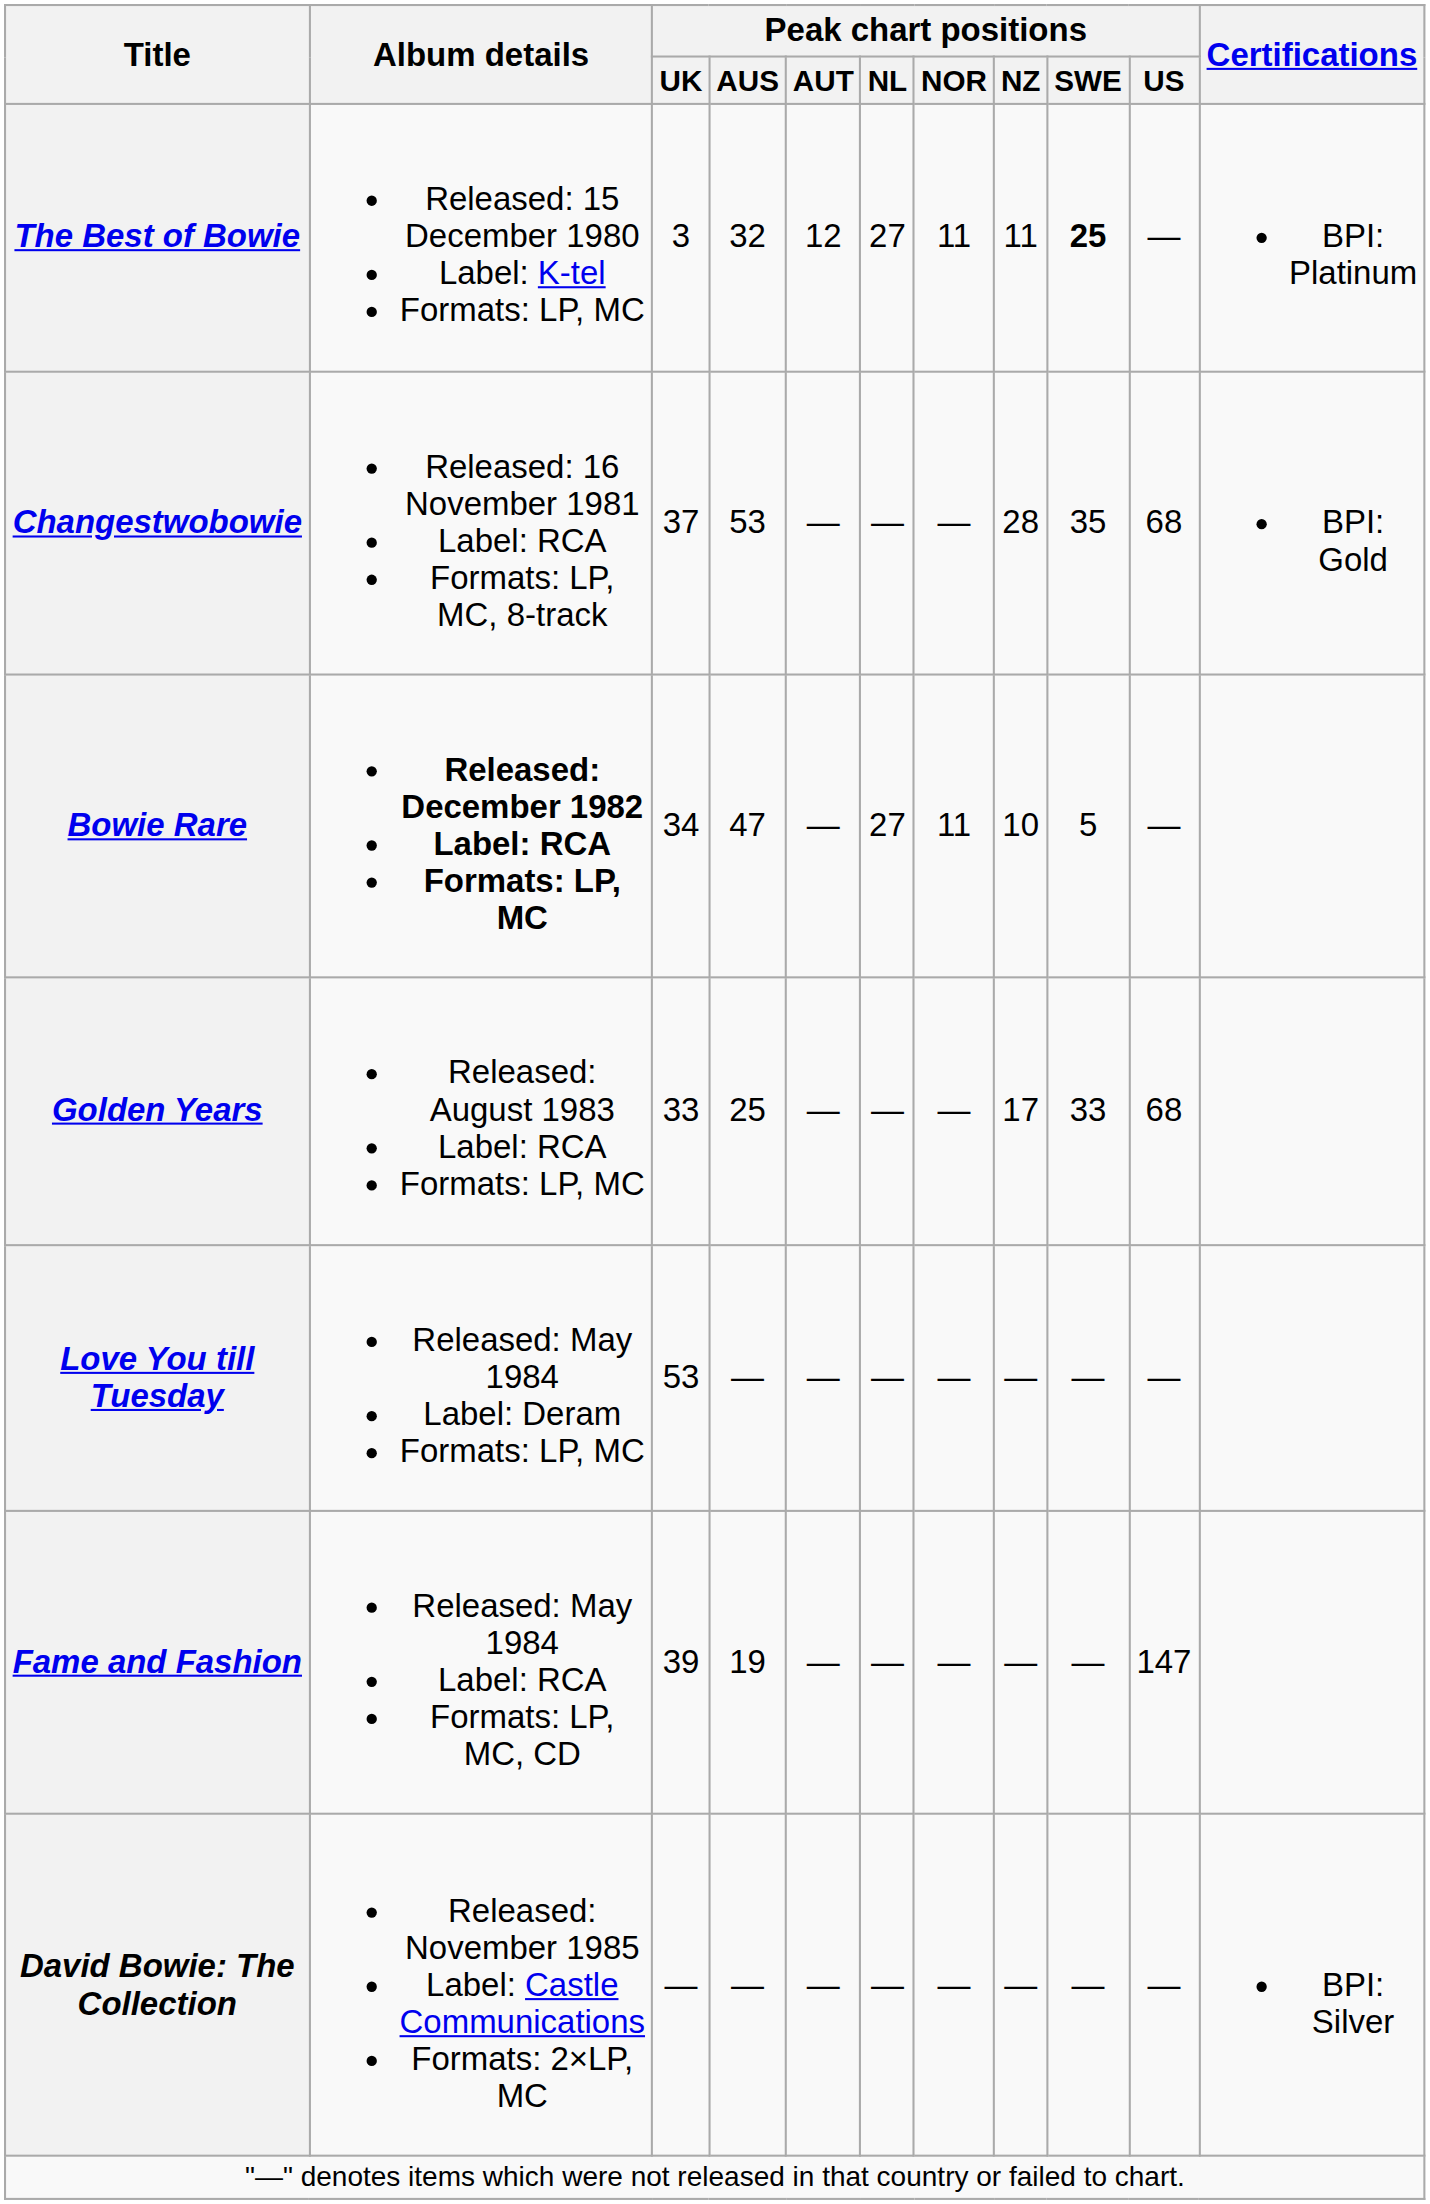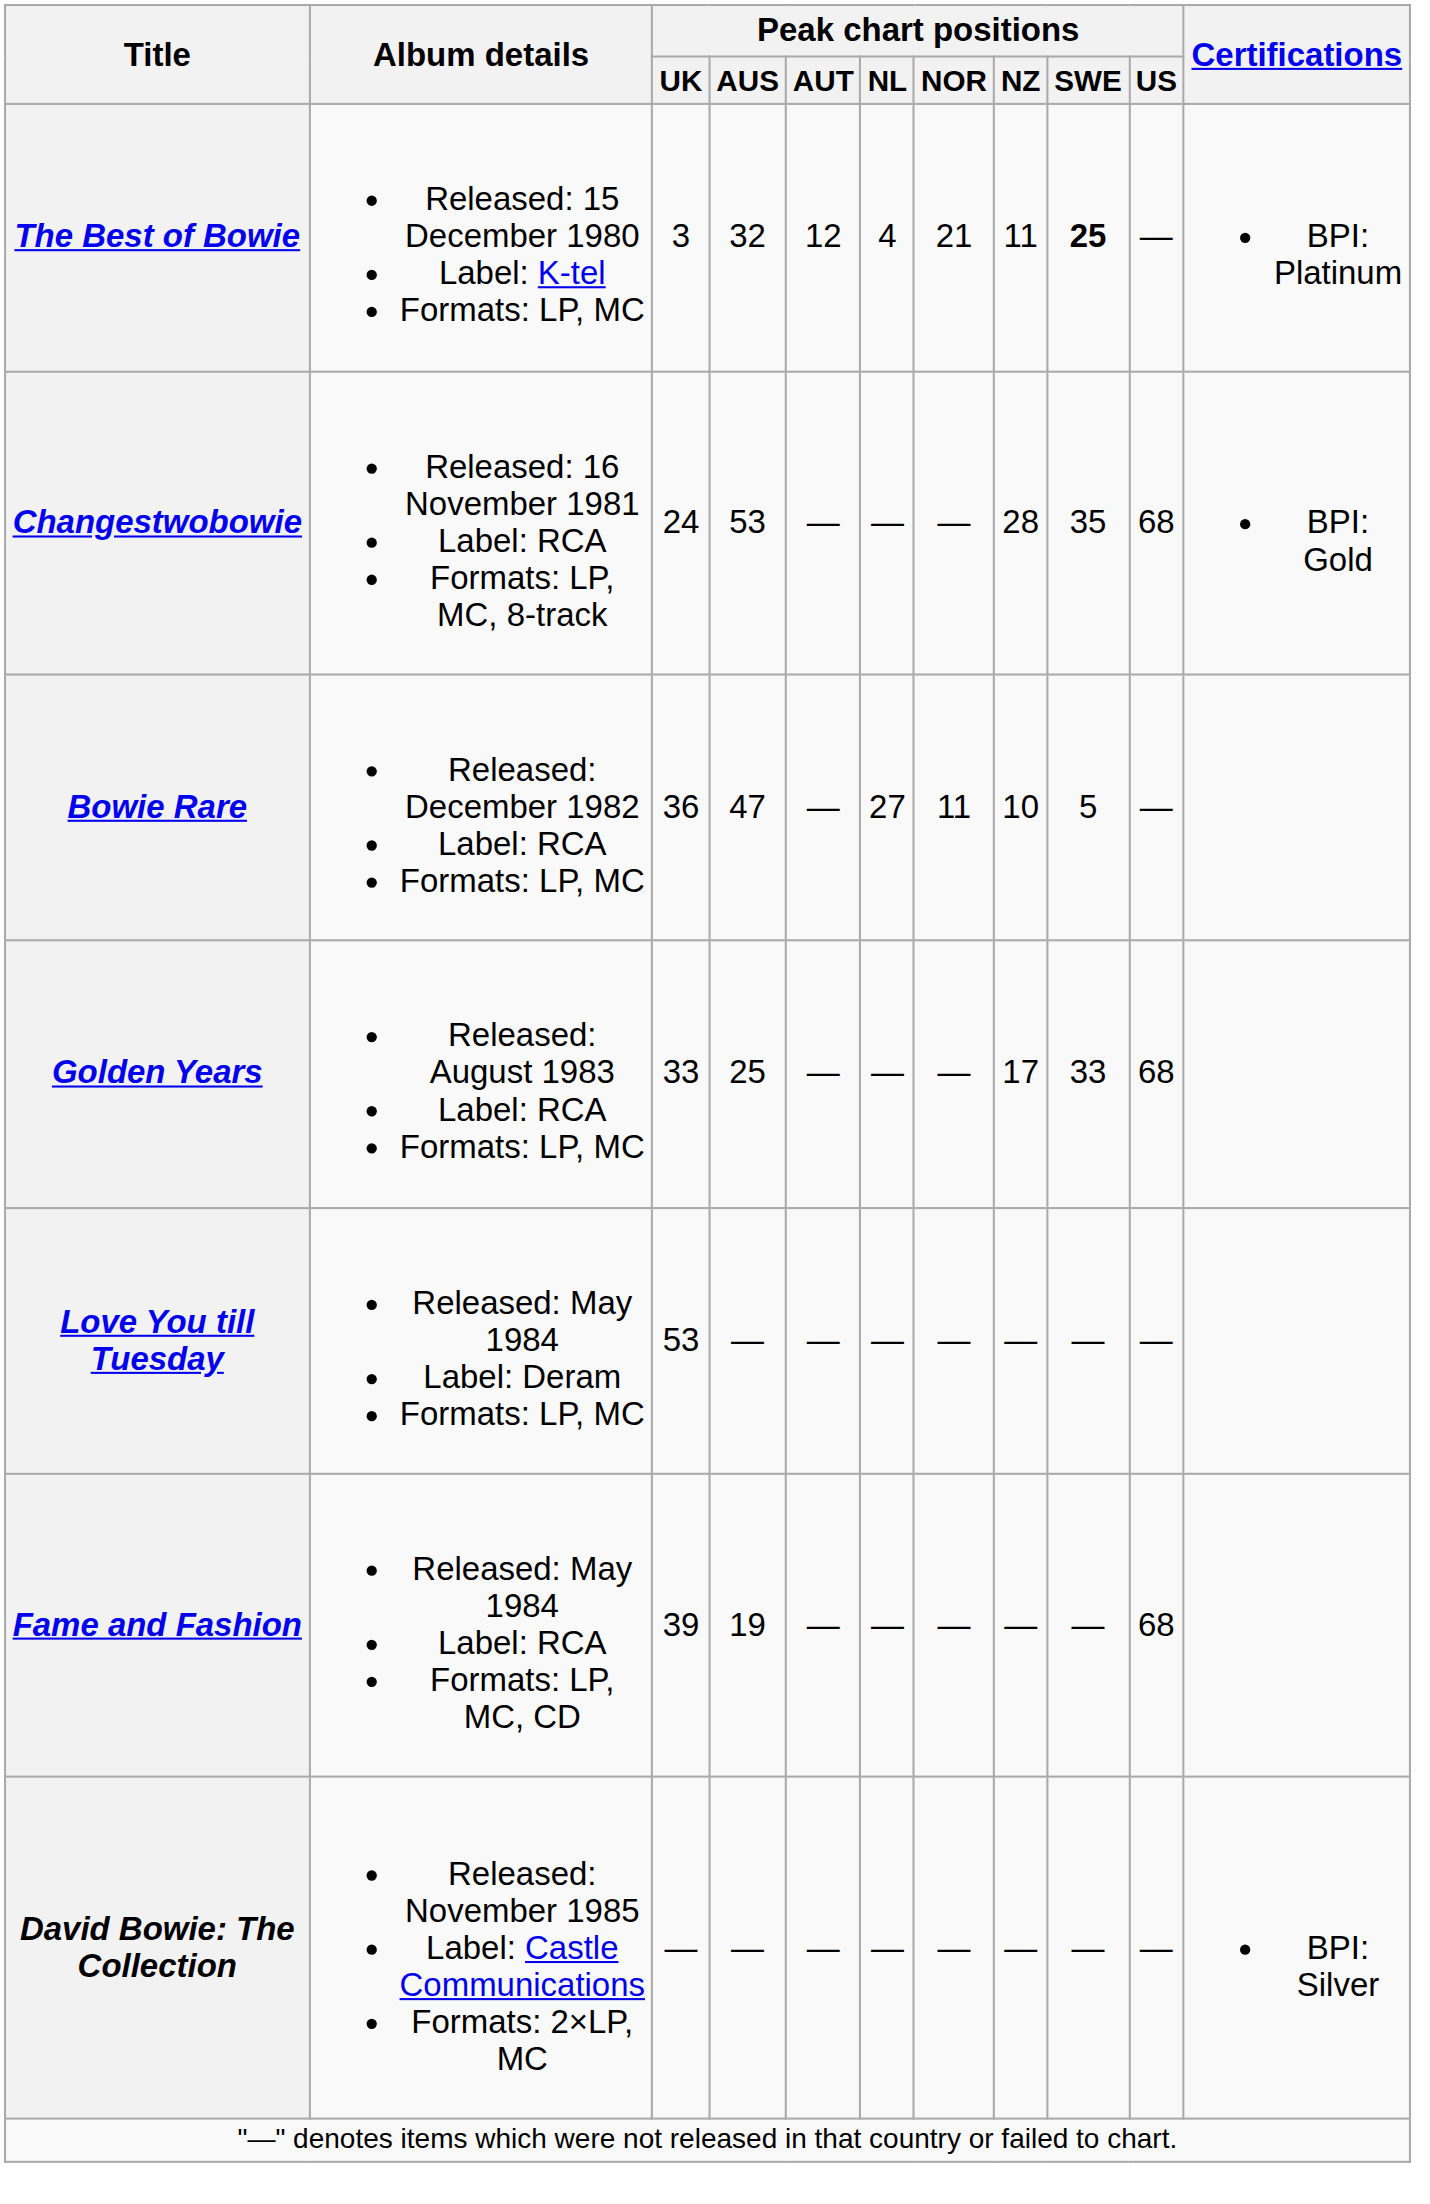(887, 236) 27 -> (887, 236) 4
(954, 236) 11 -> (954, 236) 21
(681, 521) 37 -> (681, 521) 24
(481, 845) bold -> (481, 826) normal
(681, 825) 34 -> (681, 806) 36
(1164, 1662) 147 -> (1156, 1625) 68
